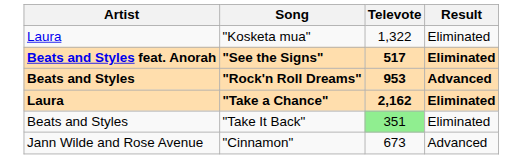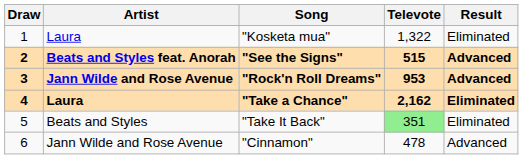+ column: (24, 15)
(395, 57) 517 -> (414, 57) 515
(462, 57) Eliminated -> (479, 57) Advanced
(81, 79) Beats and Styles -> (140, 79) Jann Wilde and Rose Avenue
(395, 143) 673 -> (414, 143) 478
